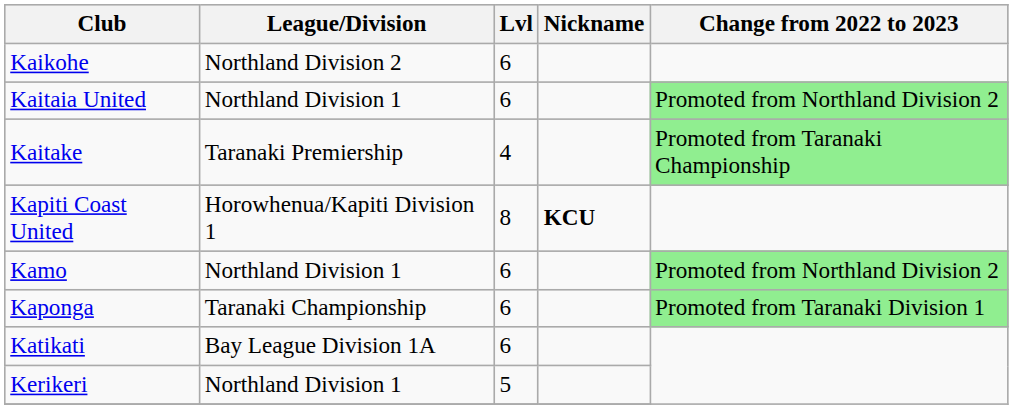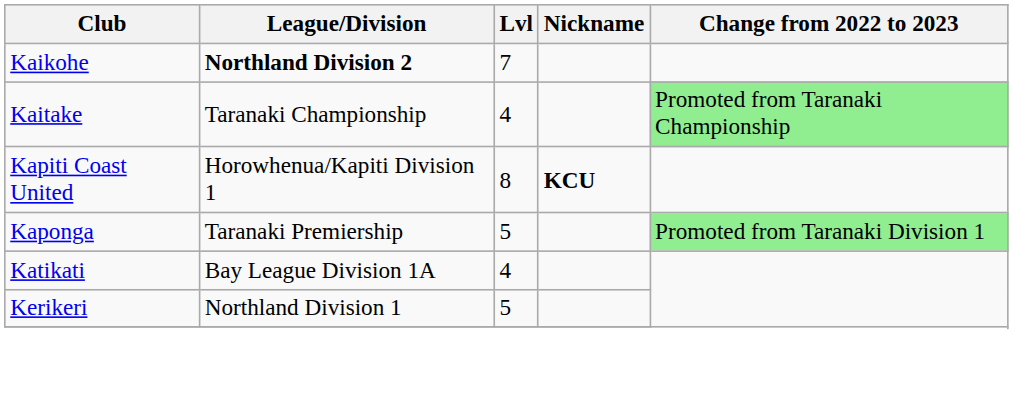(303, 62) normal -> (308, 62) bold
(505, 62) 6 -> (505, 62) 7
- row: (78, 100)
(304, 152) Taranaki Premiership -> (316, 114) Taranaki Championship
- row: (39, 269)
(316, 308) Taranaki Championship -> (304, 231) Taranaki Premiership
(505, 308) 6 -> (505, 231) 5
(505, 346) 6 -> (505, 269) 4
